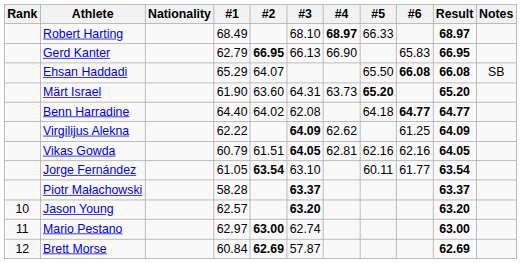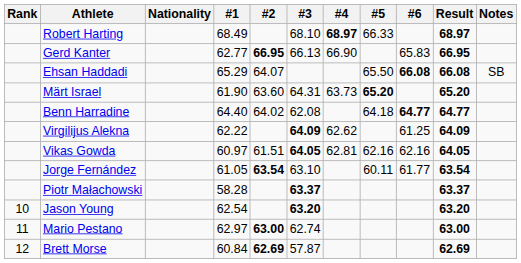(232, 53) 62.79 -> (232, 53) 62.77
(232, 151) 60.79 -> (232, 151) 60.97
(232, 209) 62.57 -> (232, 209) 62.54
